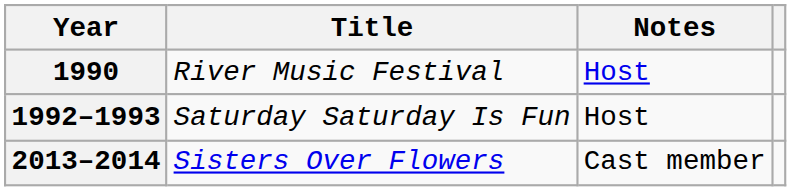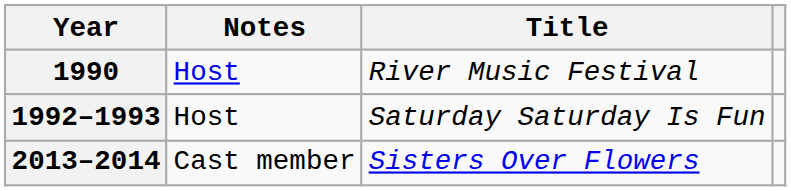columns swapped: (372, 28) <-> (675, 28)
